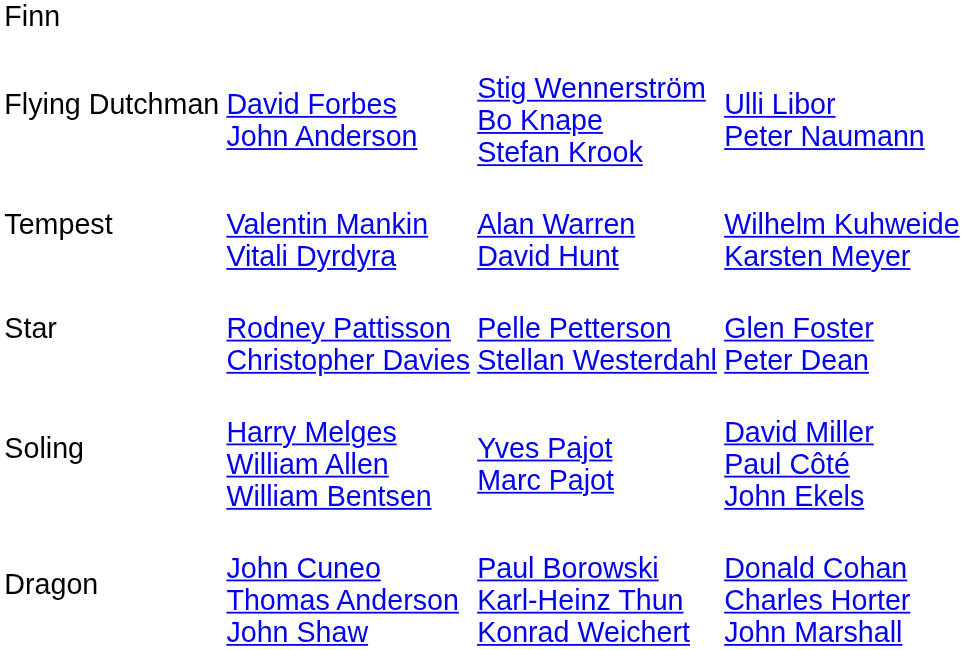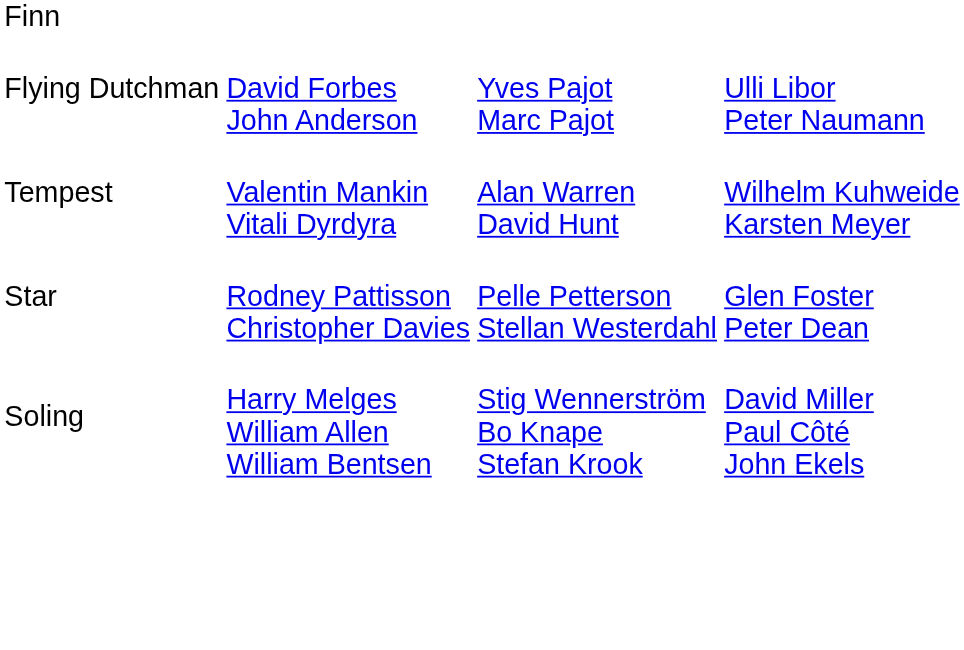(591, 120) Stig Wennerström Bo Knape Stefan Krook -> (546, 104) Yves Pajot Marc Pajot
(546, 464) Yves Pajot Marc Pajot -> (591, 432) Stig Wennerström Bo Knape Stefan Krook
- row: (51, 584)
